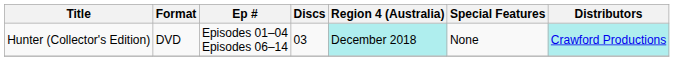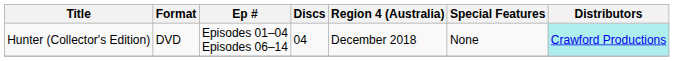(300, 39) 03 -> (300, 39) 04
(374, 39) paleturquoise background -> (374, 39) no background
